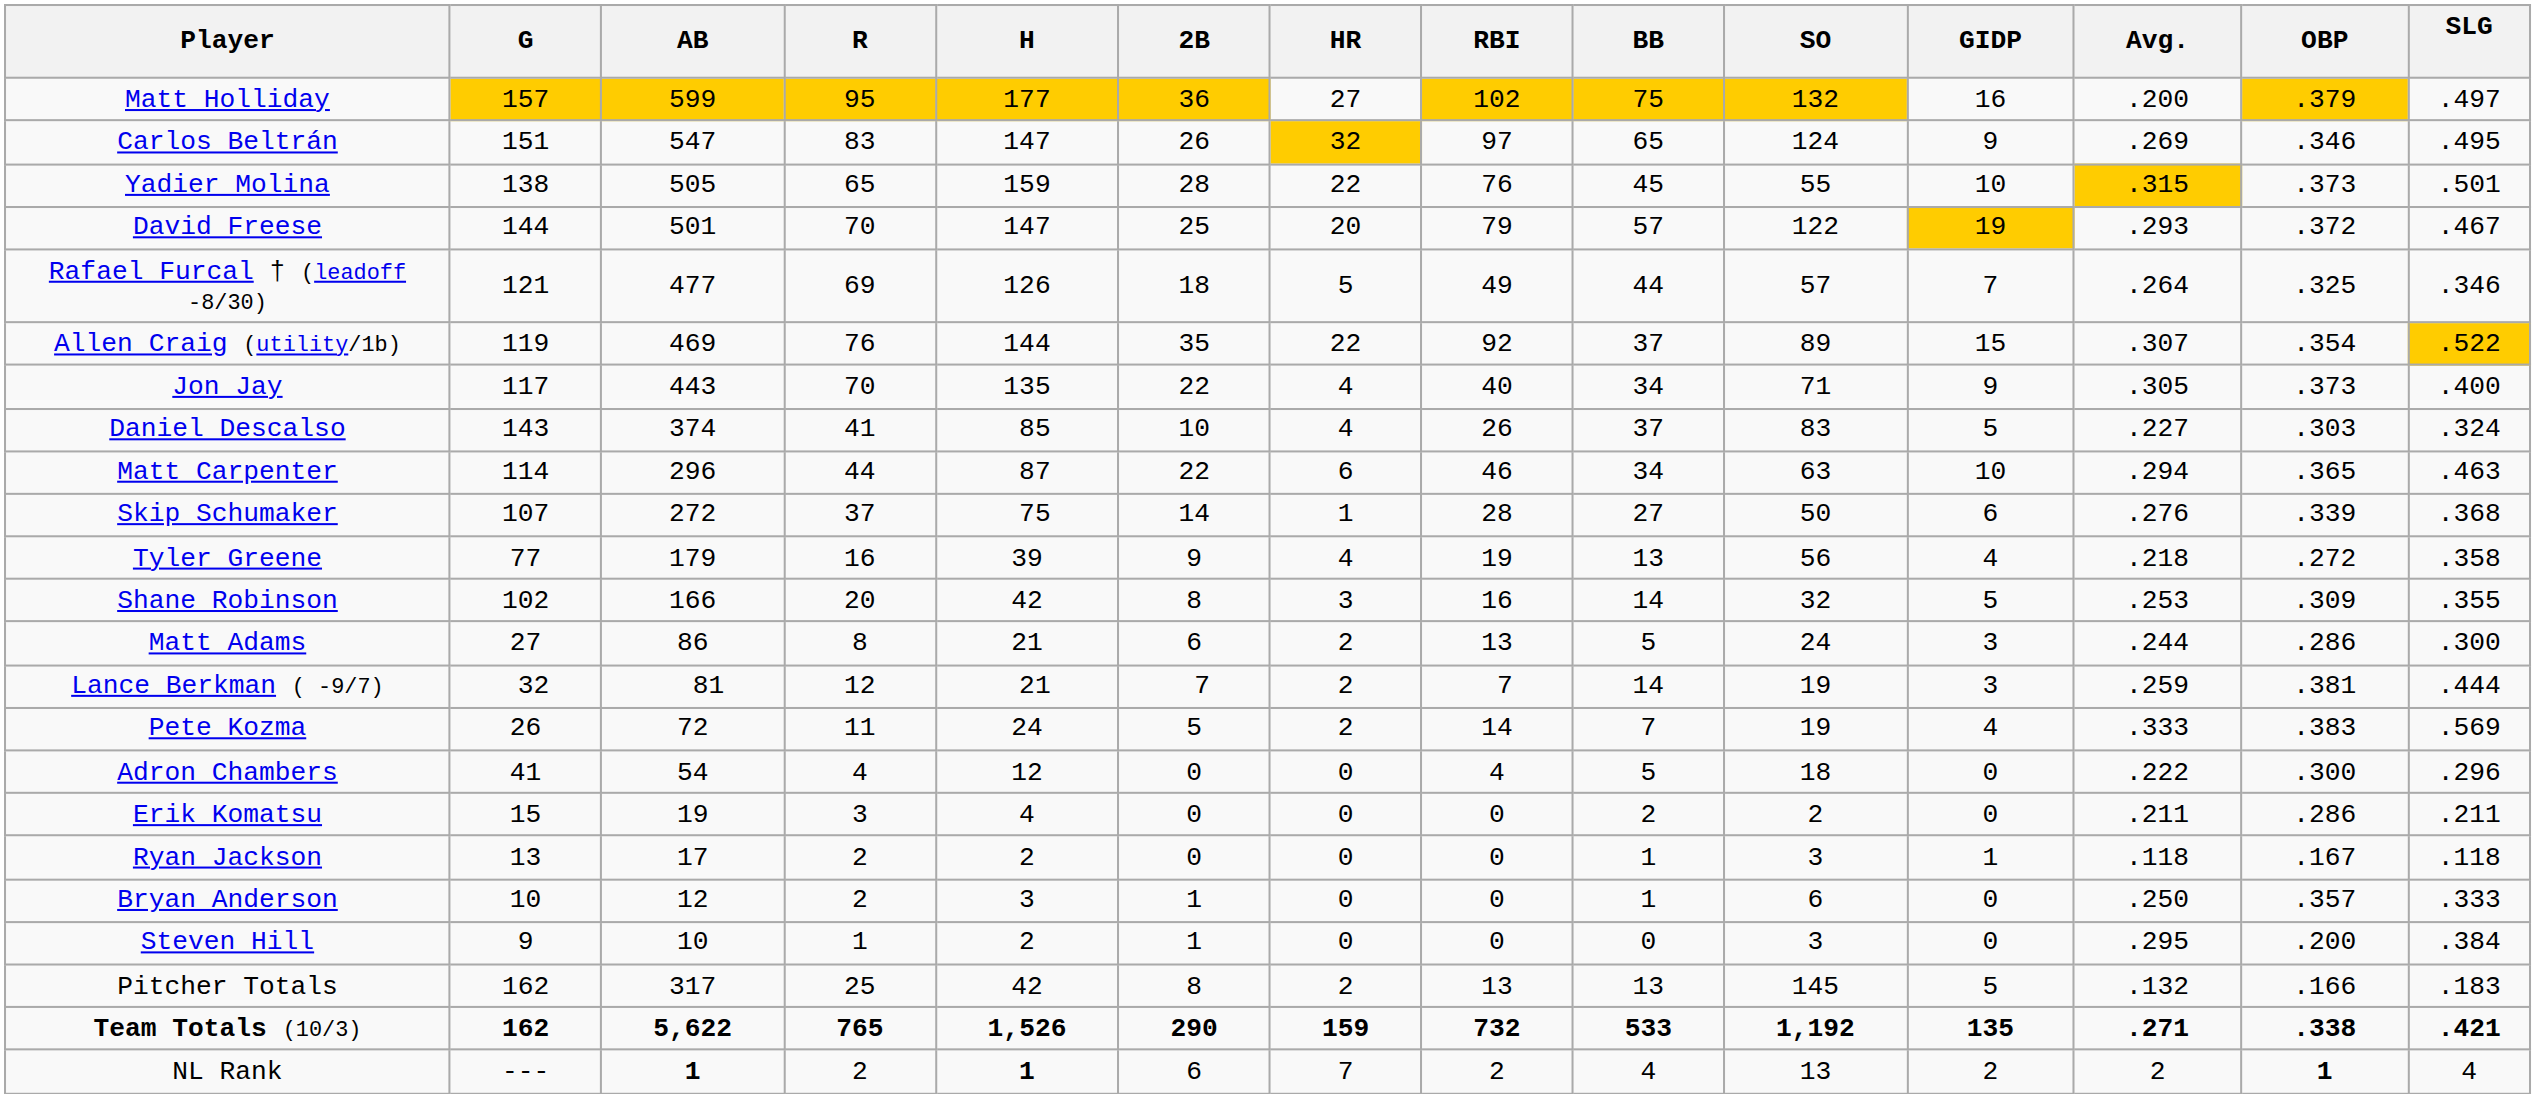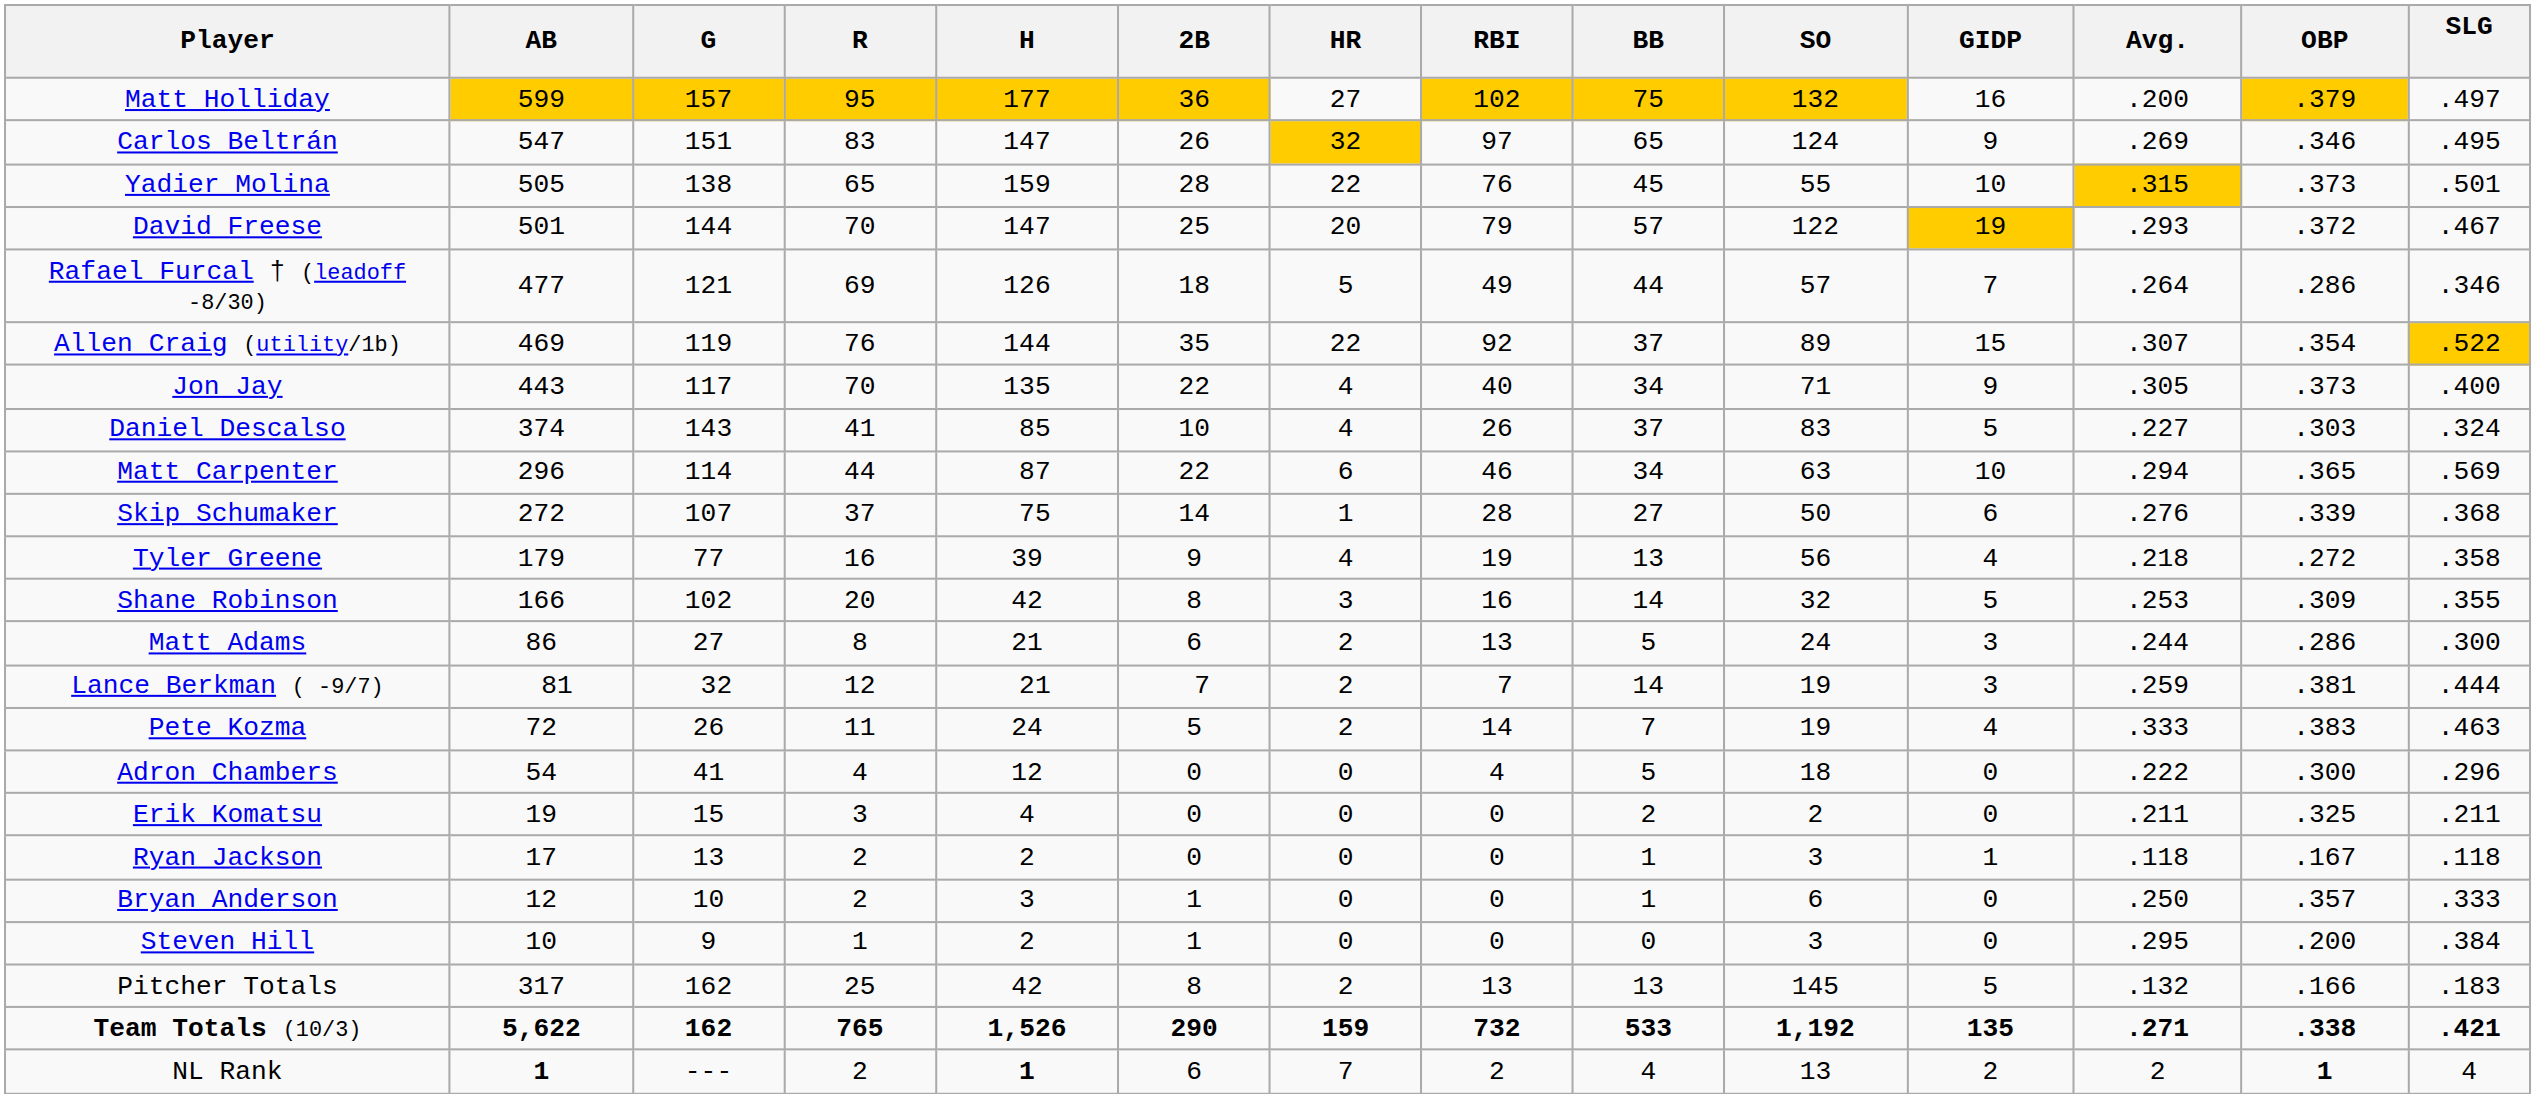columns swapped: (526, 42) <-> (693, 42)
(2325, 286) .325 -> (2325, 286) .286
(2469, 472) .463 -> (2469, 472) .569
(2469, 729) .569 -> (2469, 729) .463
(2325, 815) .286 -> (2325, 815) .325
